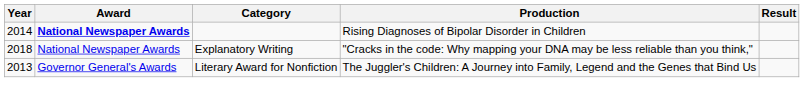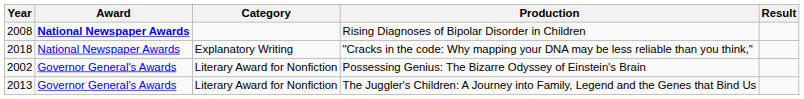(20, 31) 2014 -> (20, 31) 2008
+ row: (494, 67)
